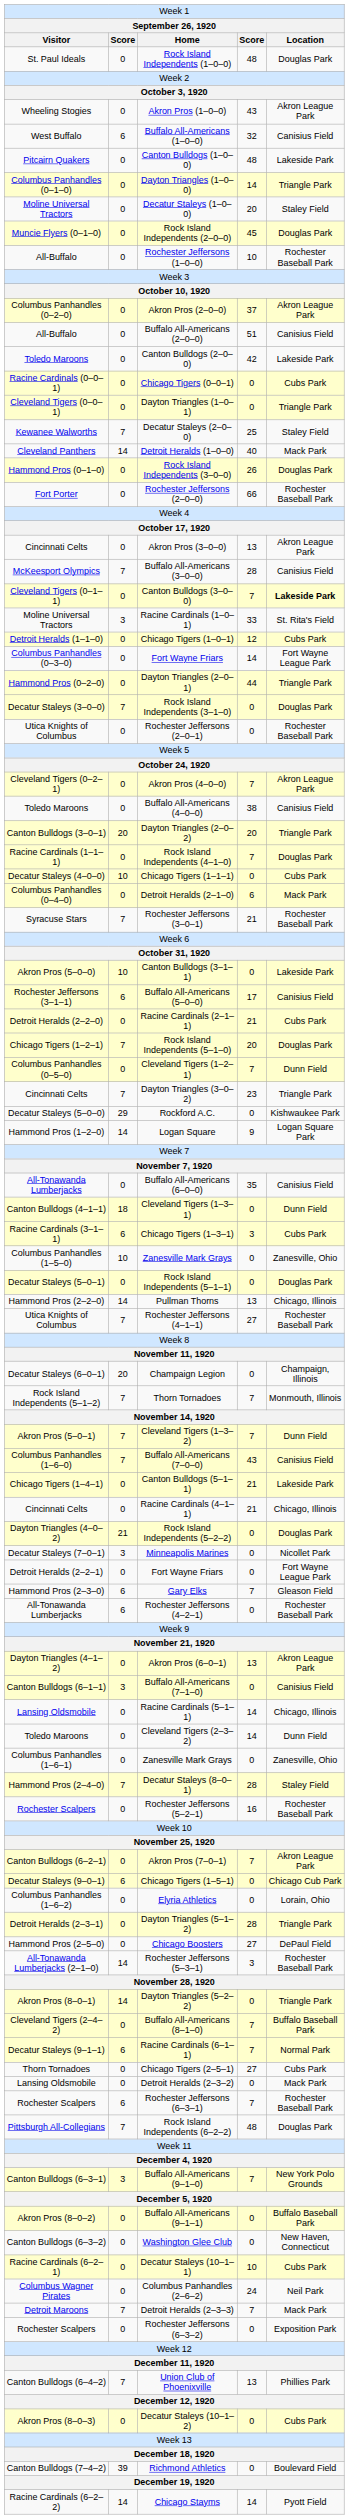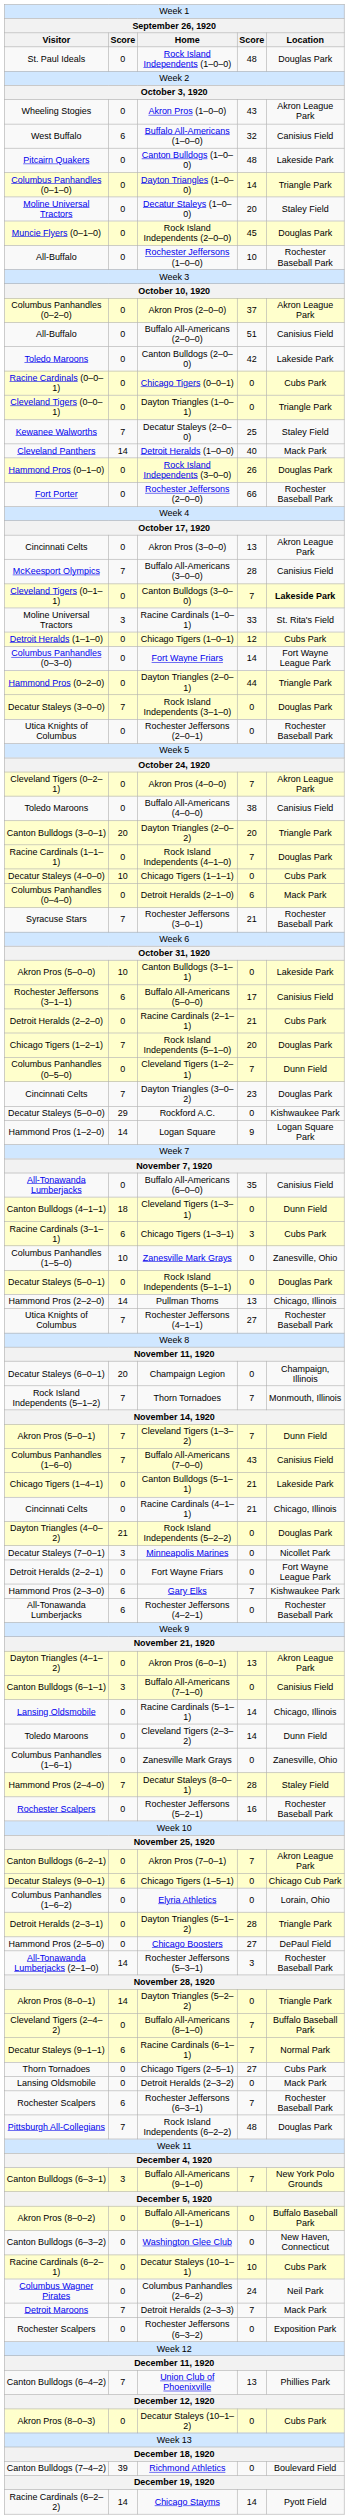(305, 1094) Triangle Park -> (305, 1094) Douglas Park
(305, 1591) Gleason Field -> (305, 1591) Kishwaukee Park
